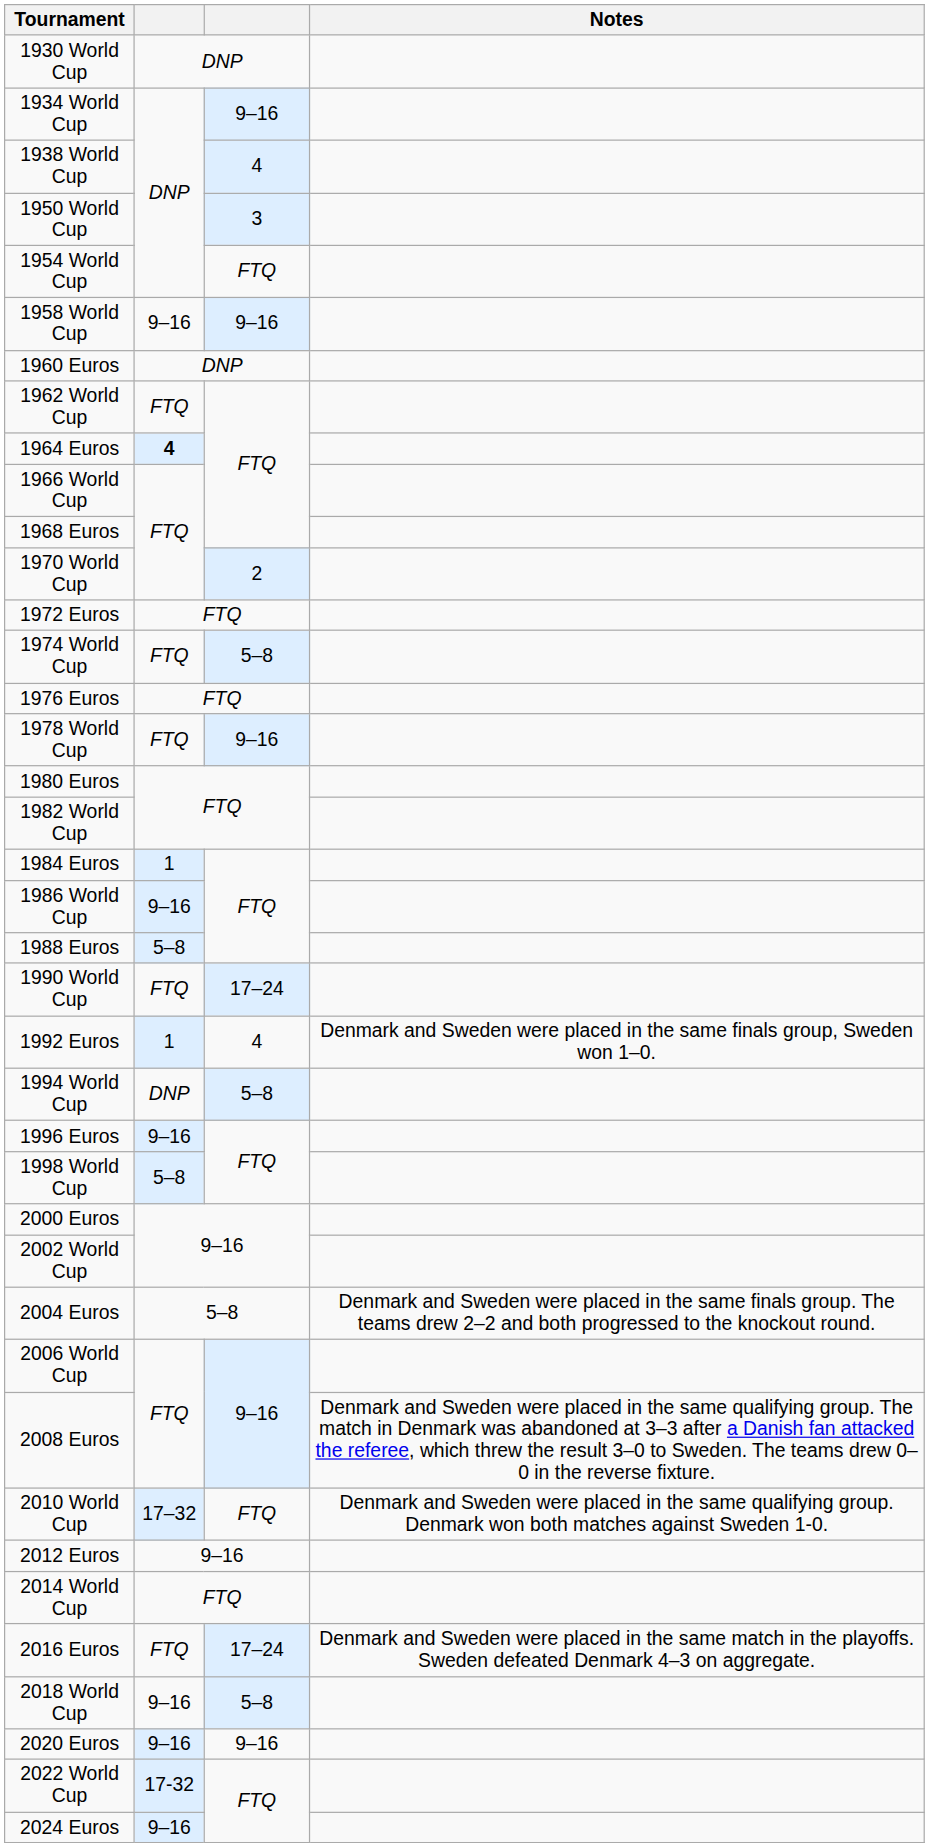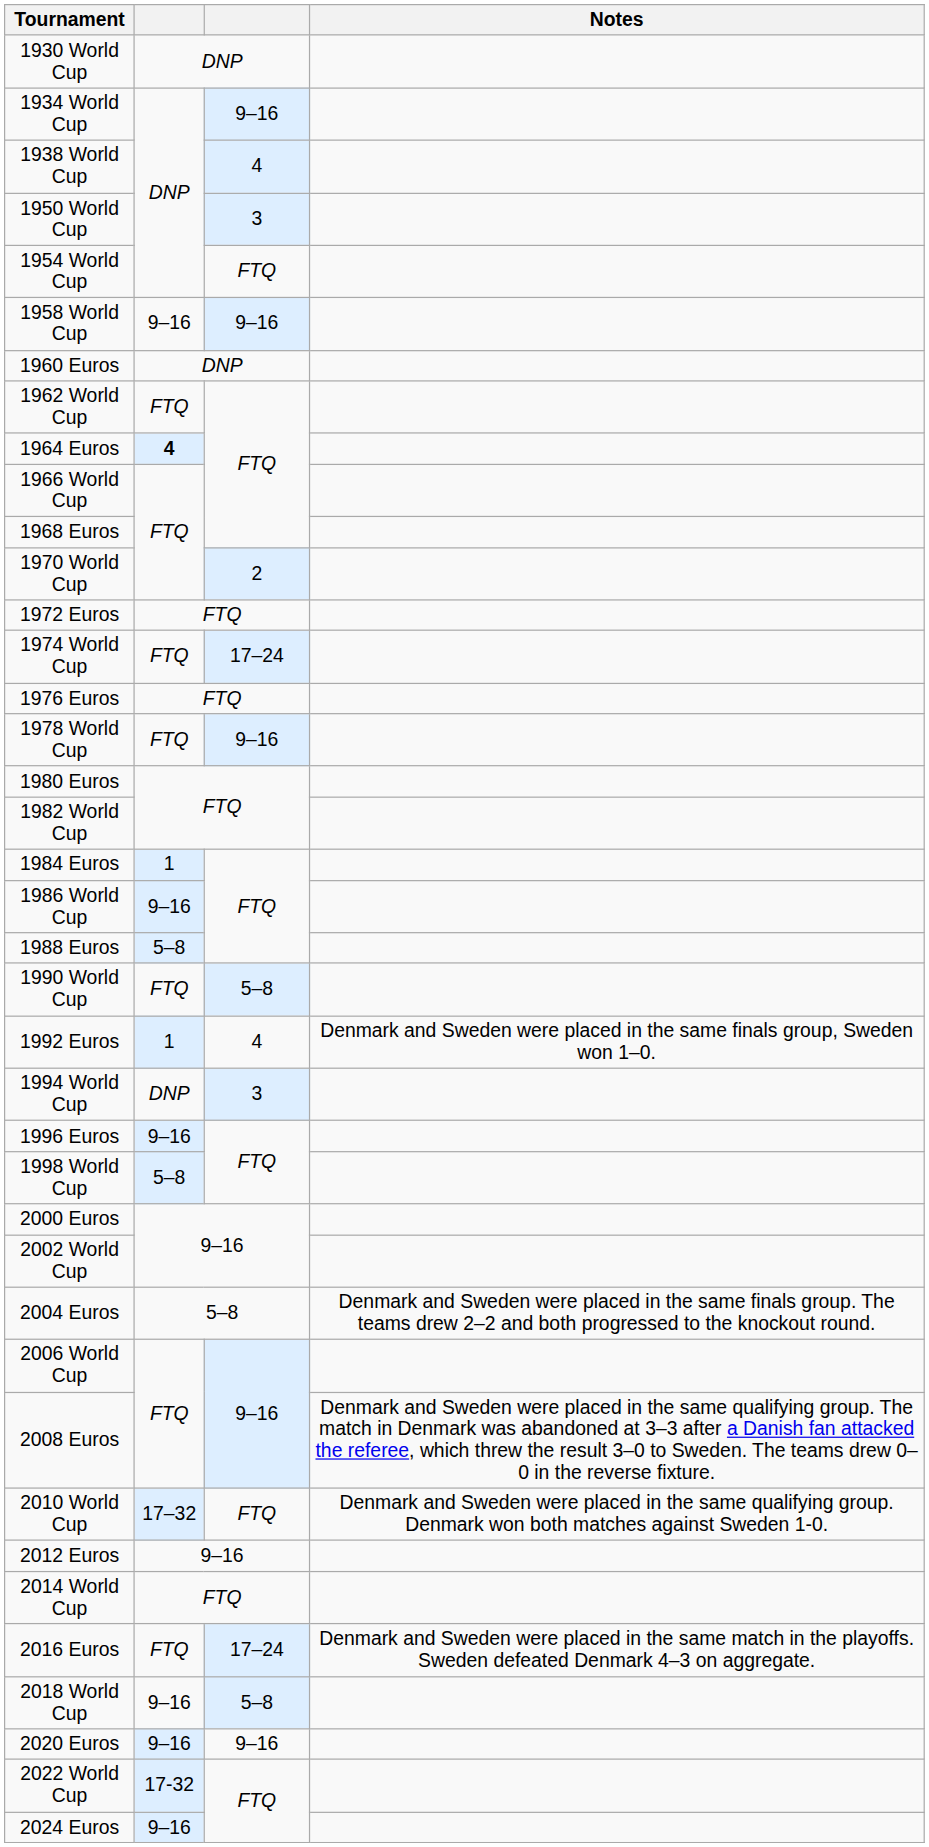(257, 656) 5–8 -> (257, 656) 17–24
(257, 989) 17–24 -> (257, 989) 5–8
(257, 1094) 5–8 -> (257, 1094) 3
